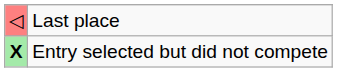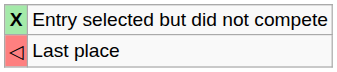rows swapped: (76, 20) <-> (180, 51)
